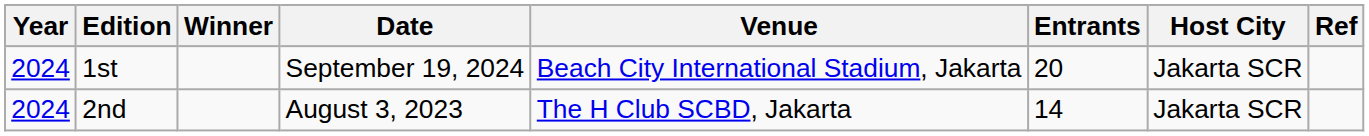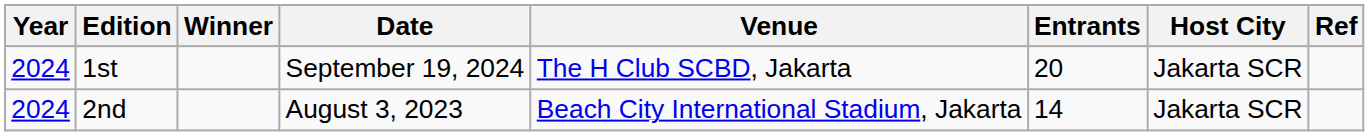(779, 68) Beach City International Stadium, Jakarta -> (694, 68) The H Club SCBD, Jakarta
(694, 110) The H Club SCBD, Jakarta -> (779, 110) Beach City International Stadium, Jakarta
